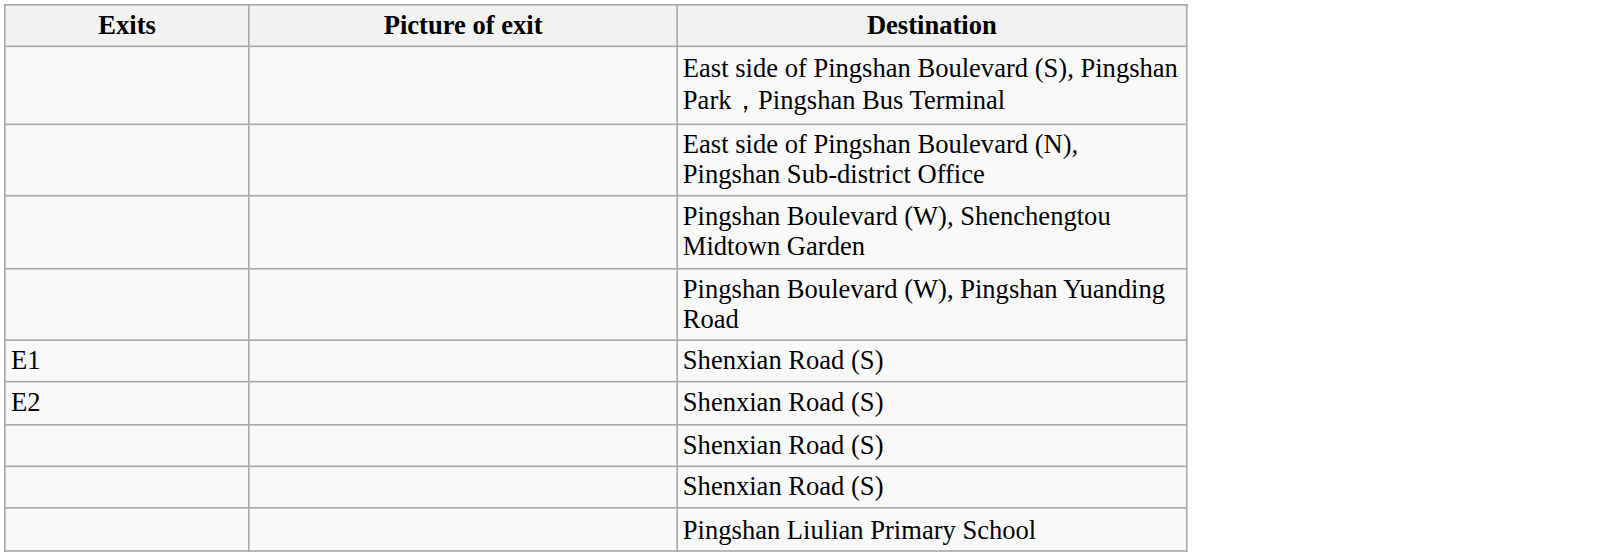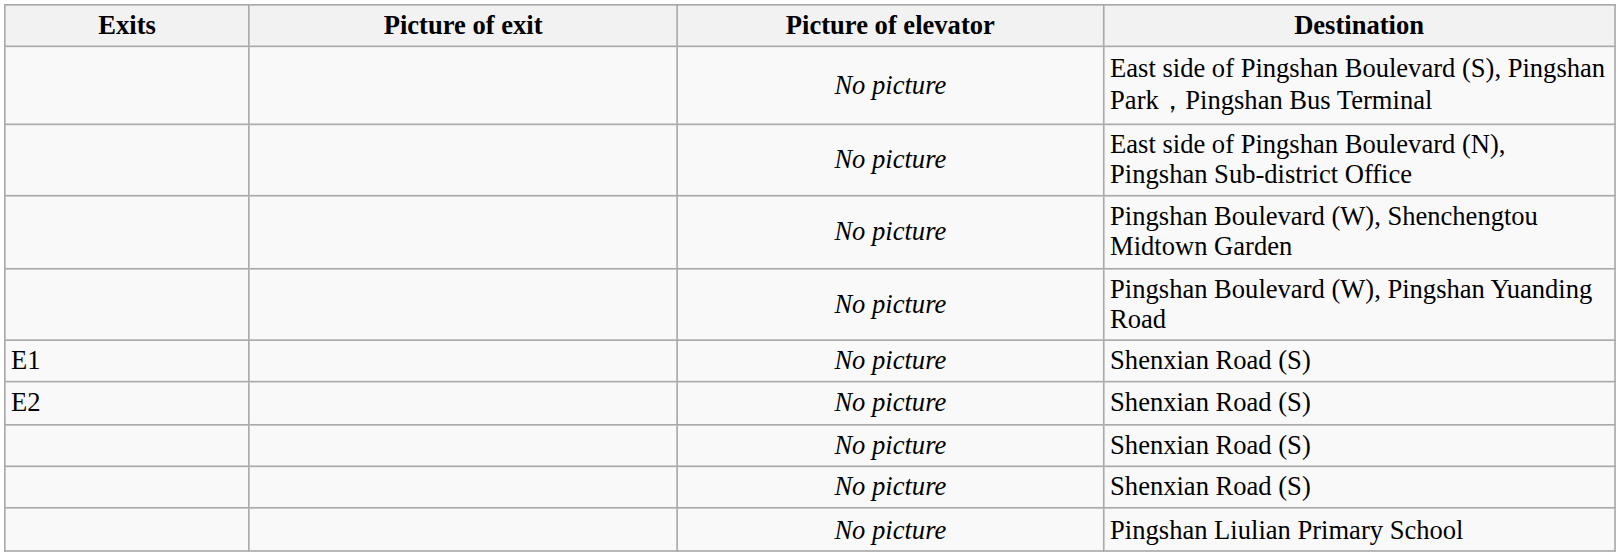+ column: (890, 25)
